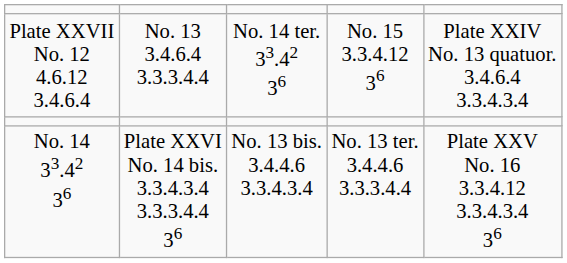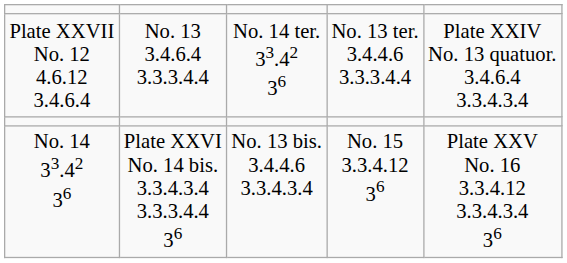(375, 56) No. 15 3.3.4.12 36 -> (375, 53) No. 13 ter. 3.4.4.6 3.3.3.4.4
(375, 165) No. 13 ter. 3.4.4.6 3.3.3.4.4 -> (375, 168) No. 15 3.3.4.12 36
